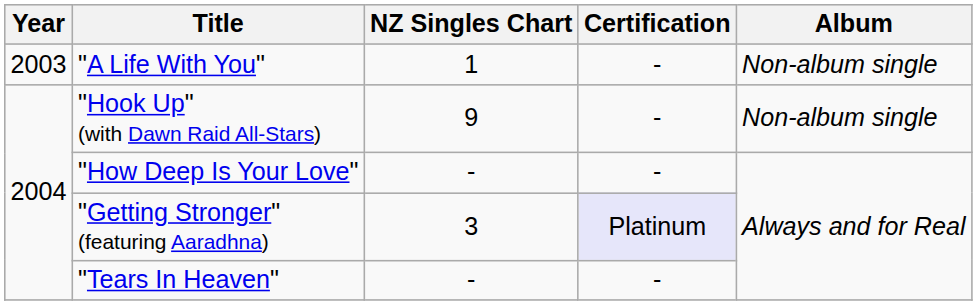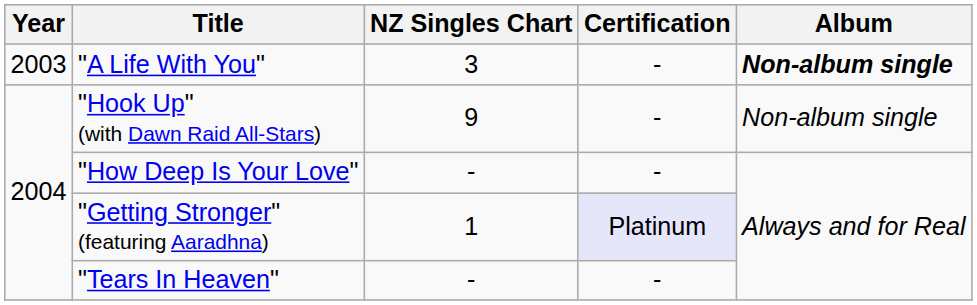(471, 64) 1 -> (471, 64) 3
(840, 64) normal -> (847, 64) bold
(471, 226) 3 -> (471, 226) 1
